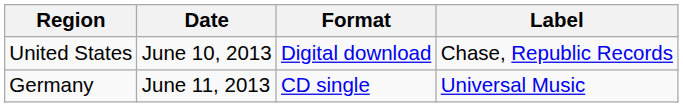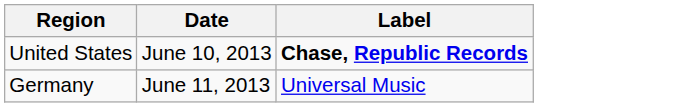- column: (356, 20)
(557, 53) normal -> (405, 53) bold
